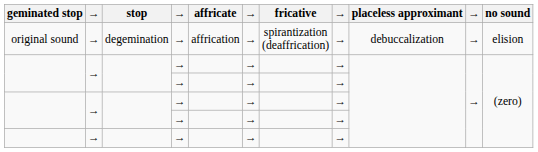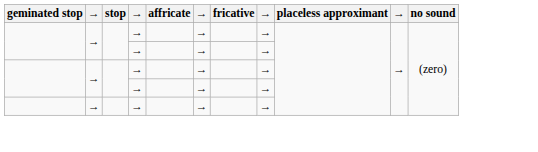- row: (45, 38)
